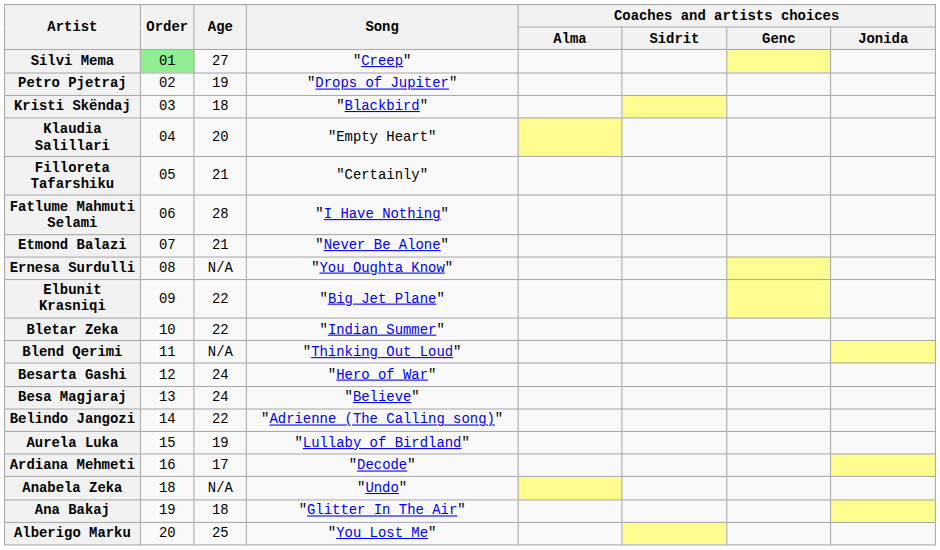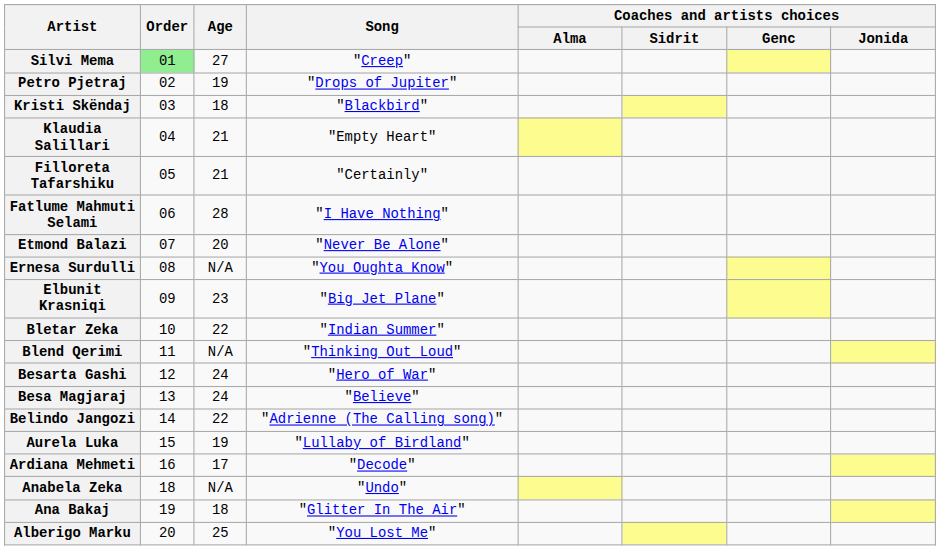(220, 137) 20 -> (220, 137) 21
(220, 245) 21 -> (220, 245) 20
(220, 299) 22 -> (220, 299) 23
